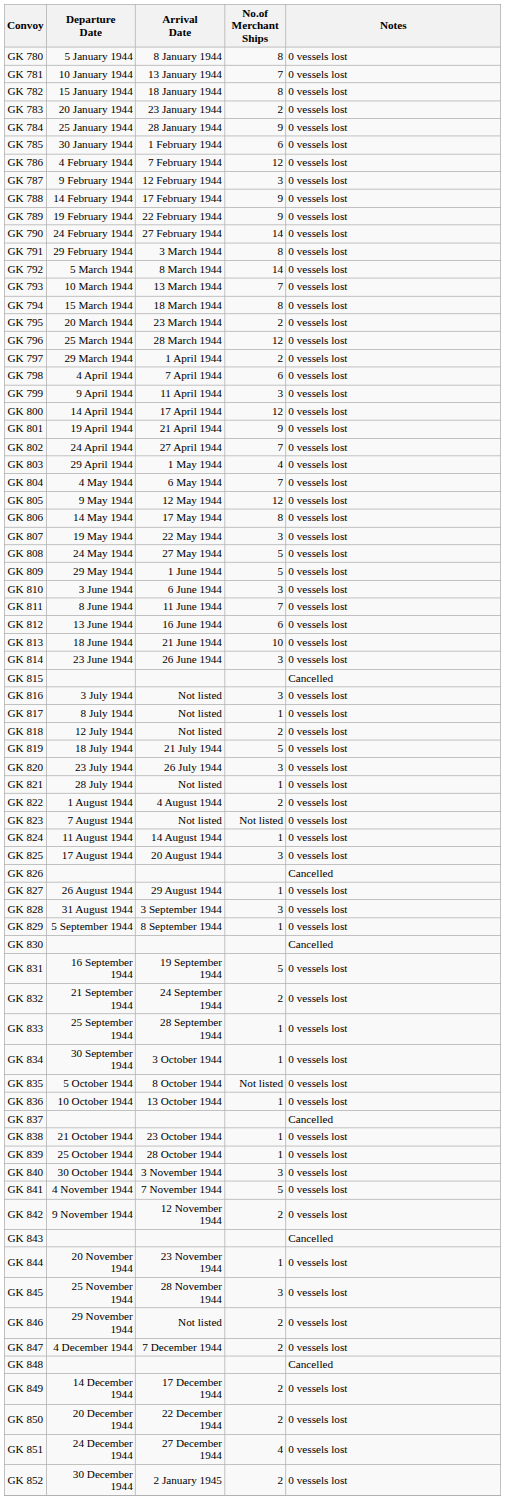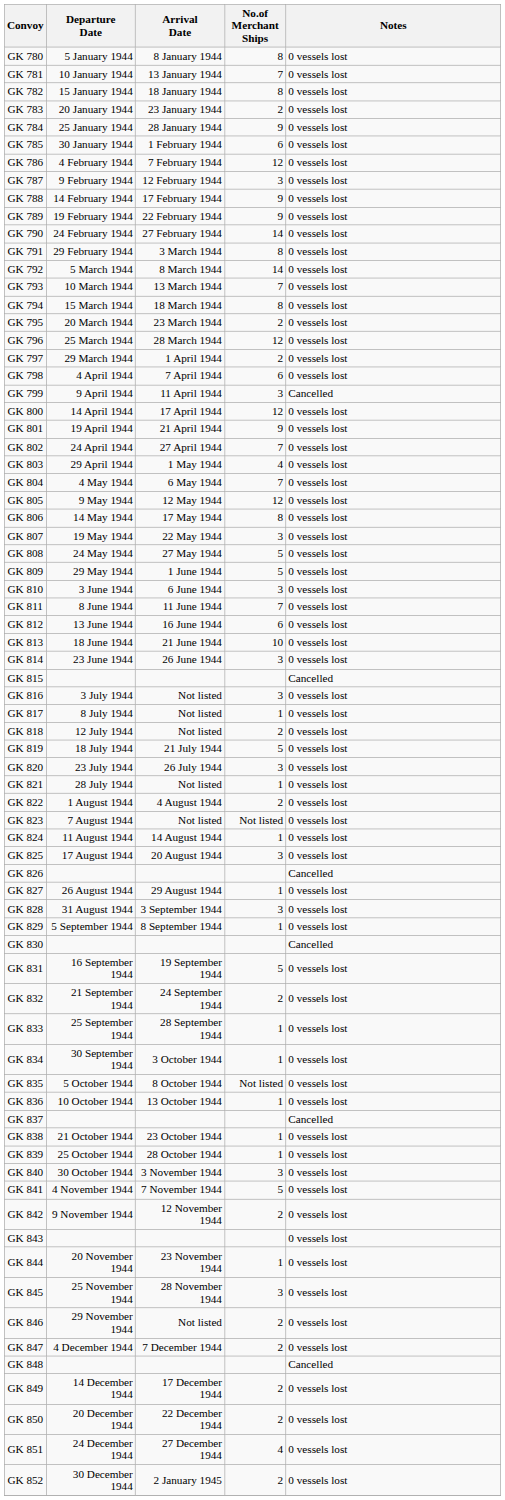(318, 393) 0 vessels lost -> (311, 393) Cancelled
(311, 1238) Cancelled -> (318, 1238) 0 vessels lost
